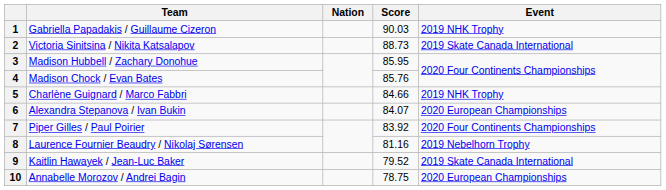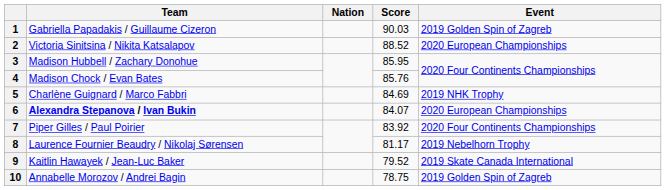(462, 29) 2019 NHK Trophy -> (486, 29) 2019 Golden Spin of Zagreb
(396, 45) 88.73 -> (396, 45) 88.52
(497, 45) 2019 Skate Canada International -> (494, 45) 2020 European Championships
(396, 95) 84.66 -> (396, 95) 84.69
(107, 111) normal -> (112, 111) bold
(396, 144) 81.16 -> (396, 144) 81.17
(494, 177) 2020 European Championships -> (486, 177) 2019 Golden Spin of Zagreb
